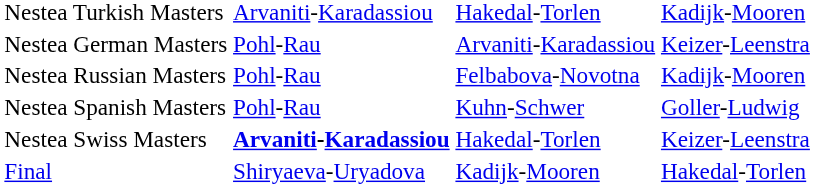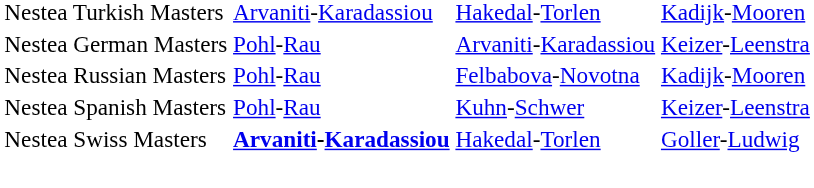(730, 107) Goller-Ludwig -> (735, 107) Keizer-Leenstra
(735, 139) Keizer-Leenstra -> (730, 139) Goller-Ludwig
- row: (28, 171)
